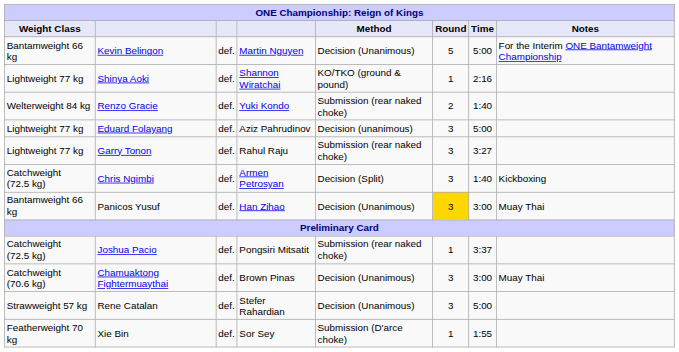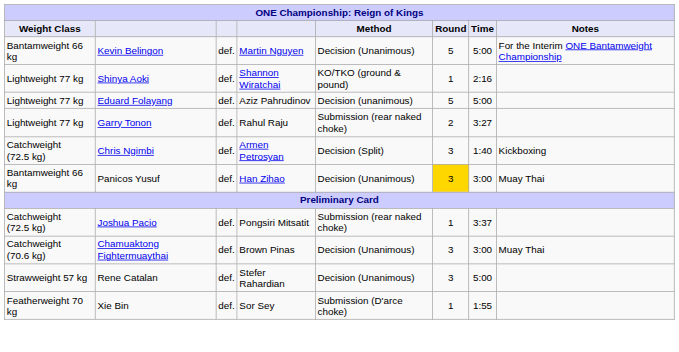- row: (128, 106)
(451, 128) 3 -> (451, 100) 5
(451, 150) 3 -> (451, 122) 2
